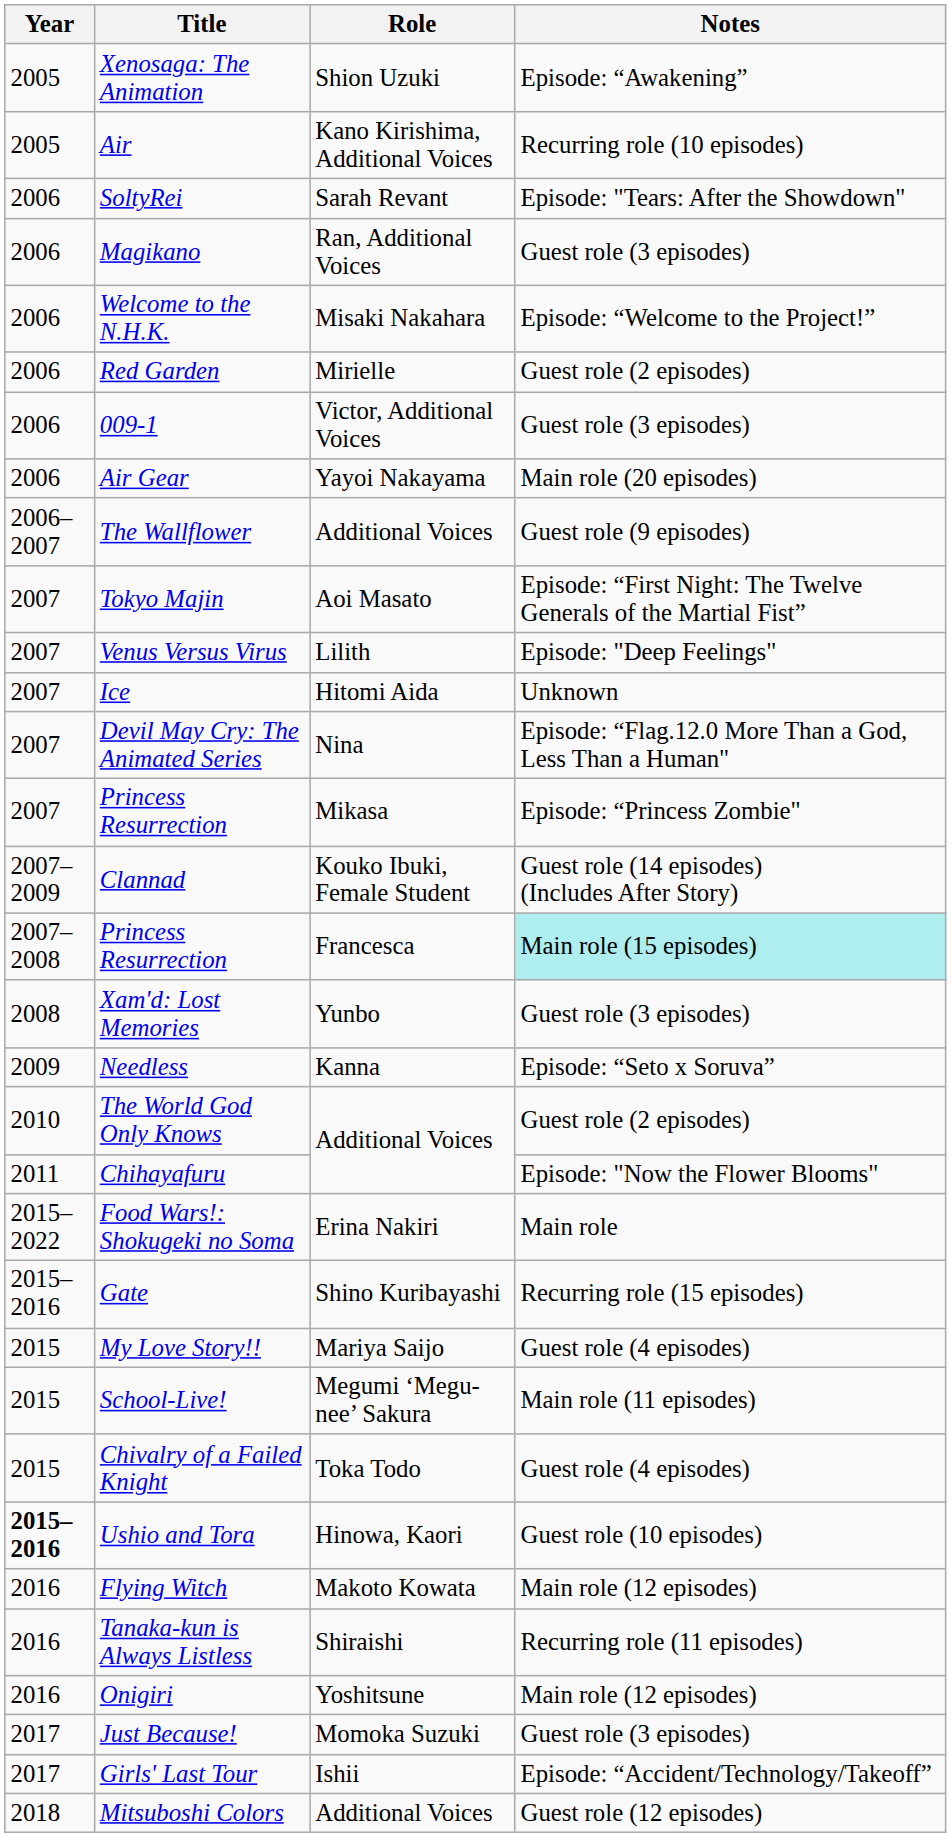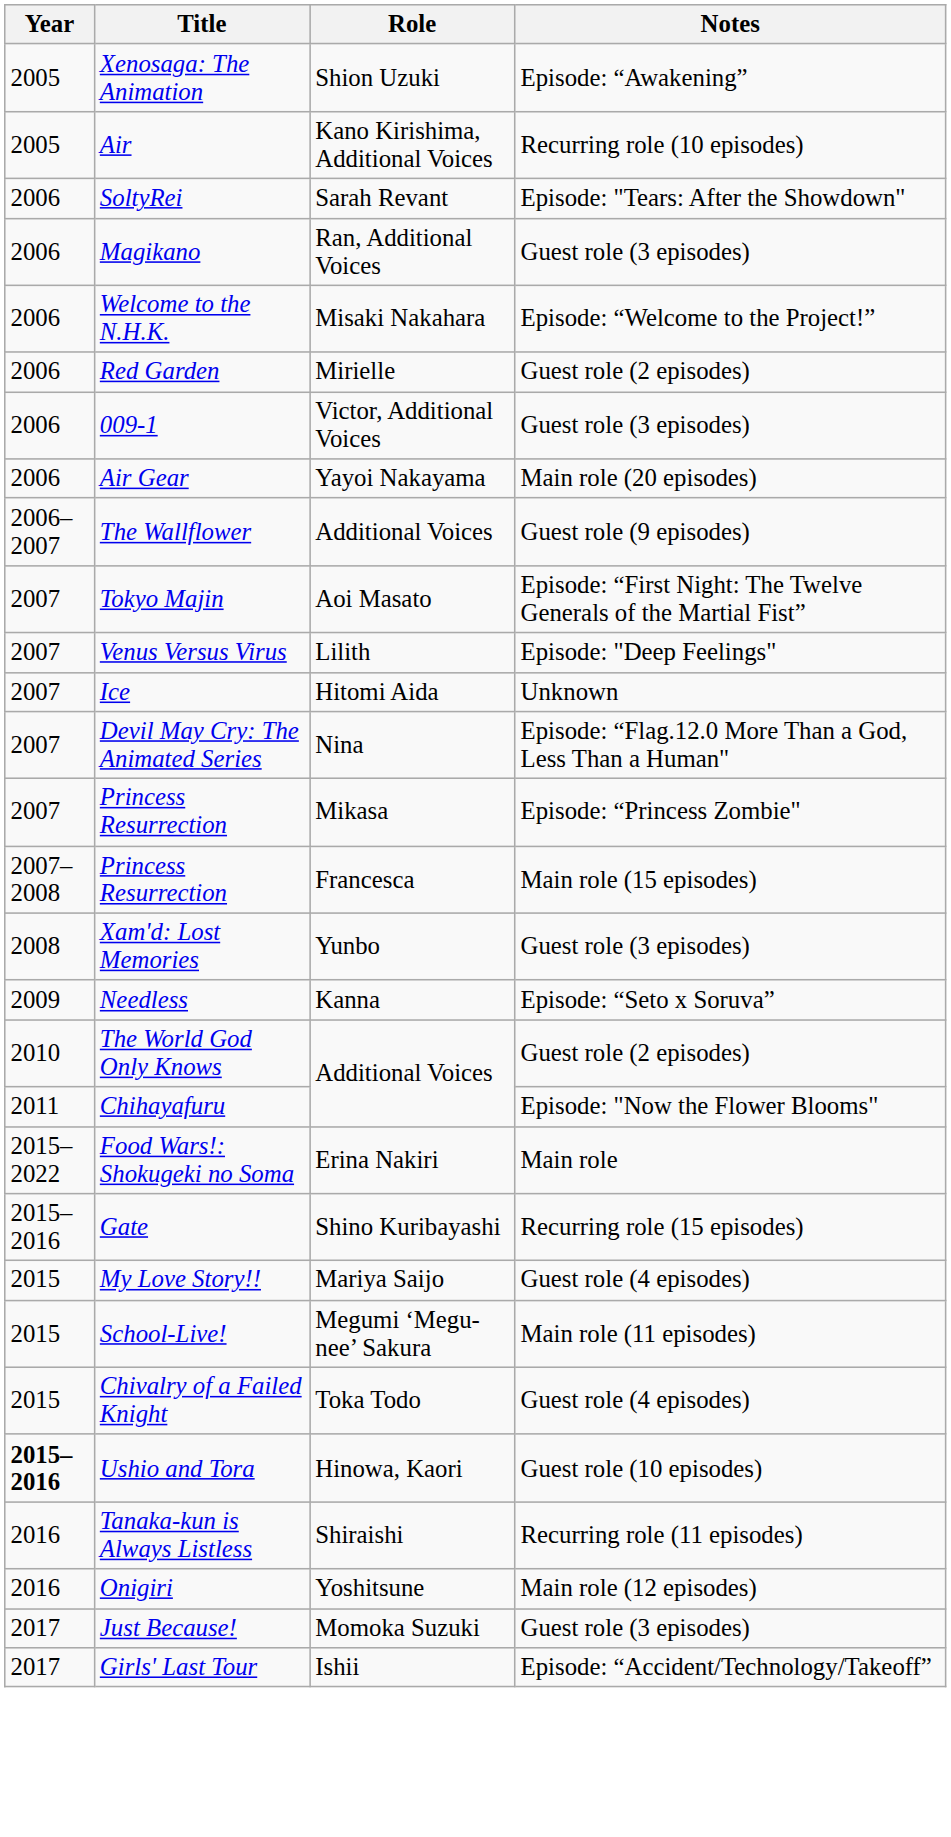- row: (143, 879)
(639, 946) paleturquoise background -> (639, 879) no background
- row: (164, 1588)
- row: (192, 1812)
